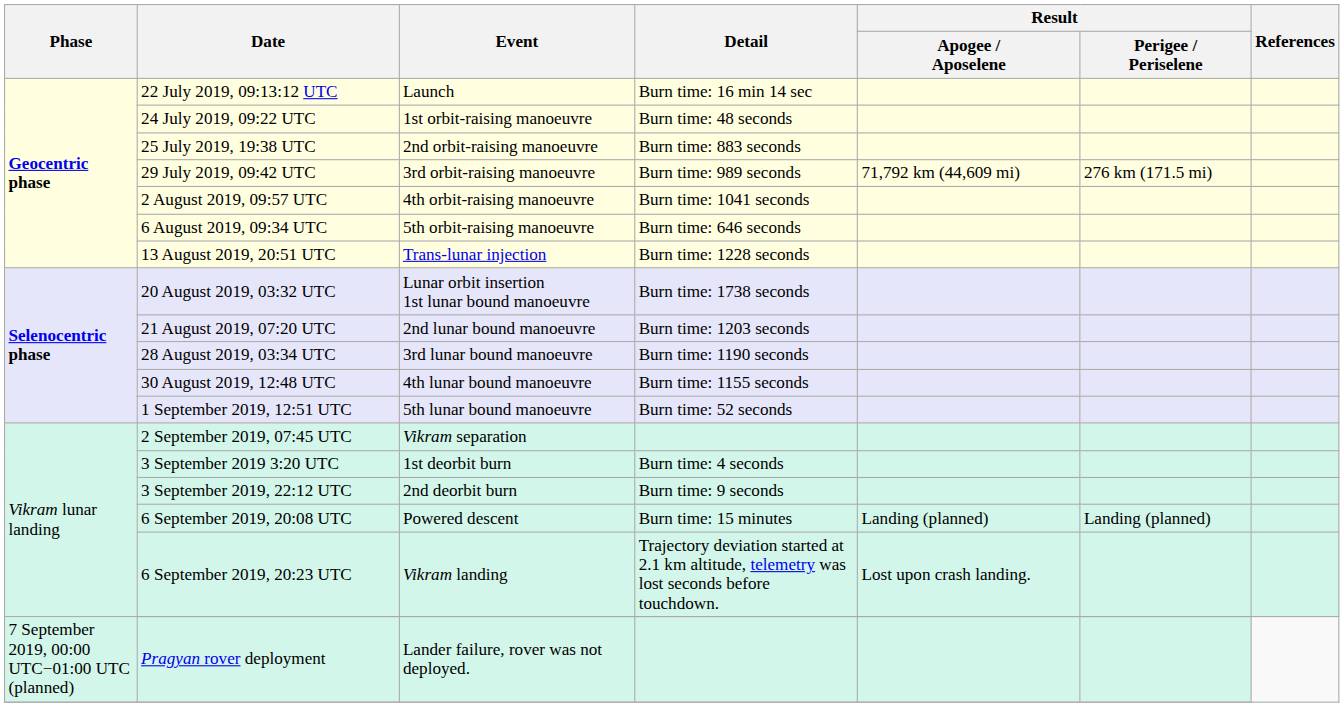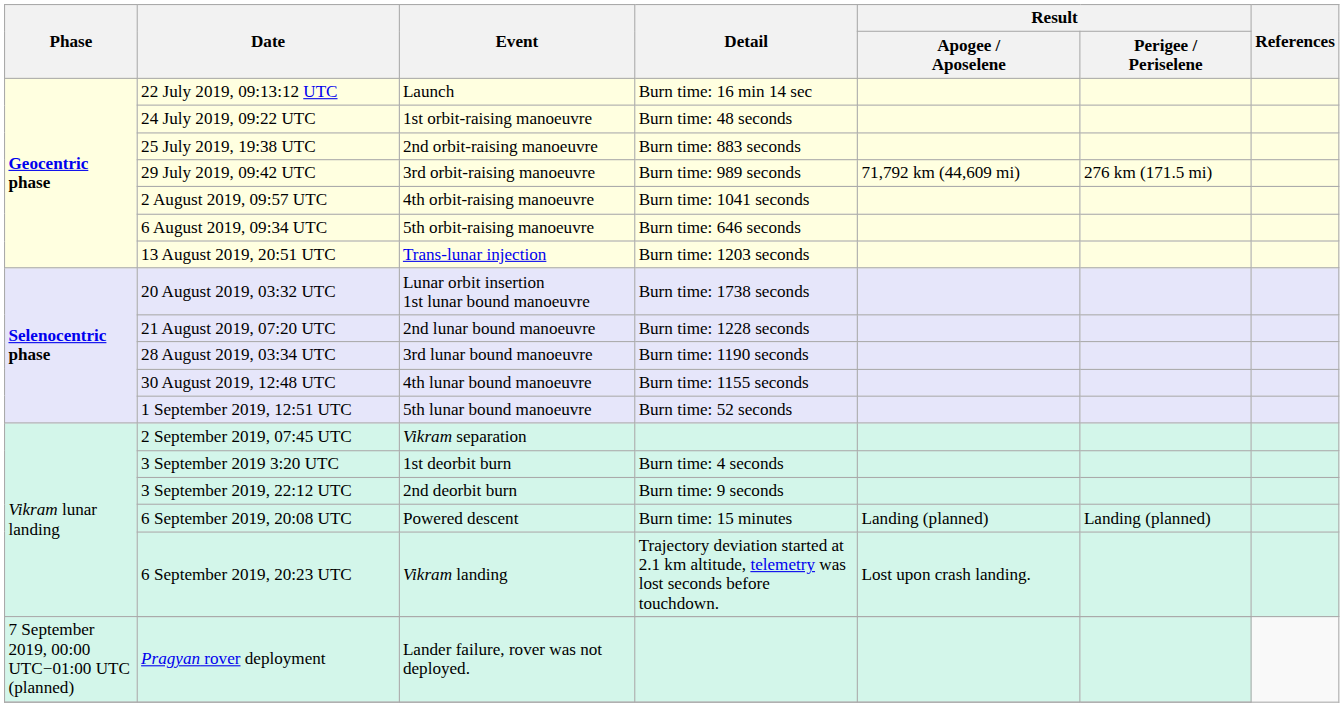(724, 254) Burn time: 1228 seconds -> (724, 254) Burn time: 1203 seconds
(724, 328) Burn time: 1203 seconds -> (724, 328) Burn time: 1228 seconds
